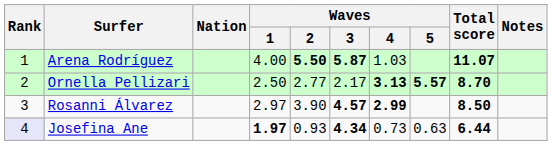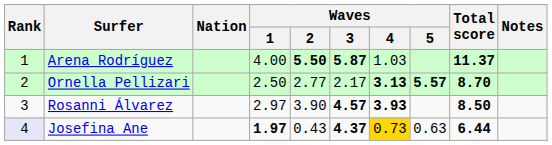(474, 61) 11.07 -> (474, 61) 11.37
(390, 107) 2.99 -> (390, 107) 3.93
(310, 129) 0.93 -> (310, 129) 0.43
(350, 129) 4.34 -> (350, 129) 4.37
(390, 129) no background -> (390, 129) gold background
